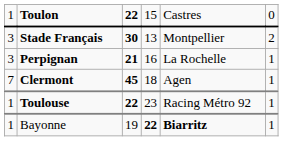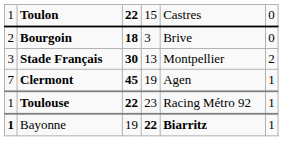+ row: (46, 37)
- row: (49, 59)
(151, 80) 18 -> (151, 80) 19
(11, 125) normal -> (11, 125) bold
